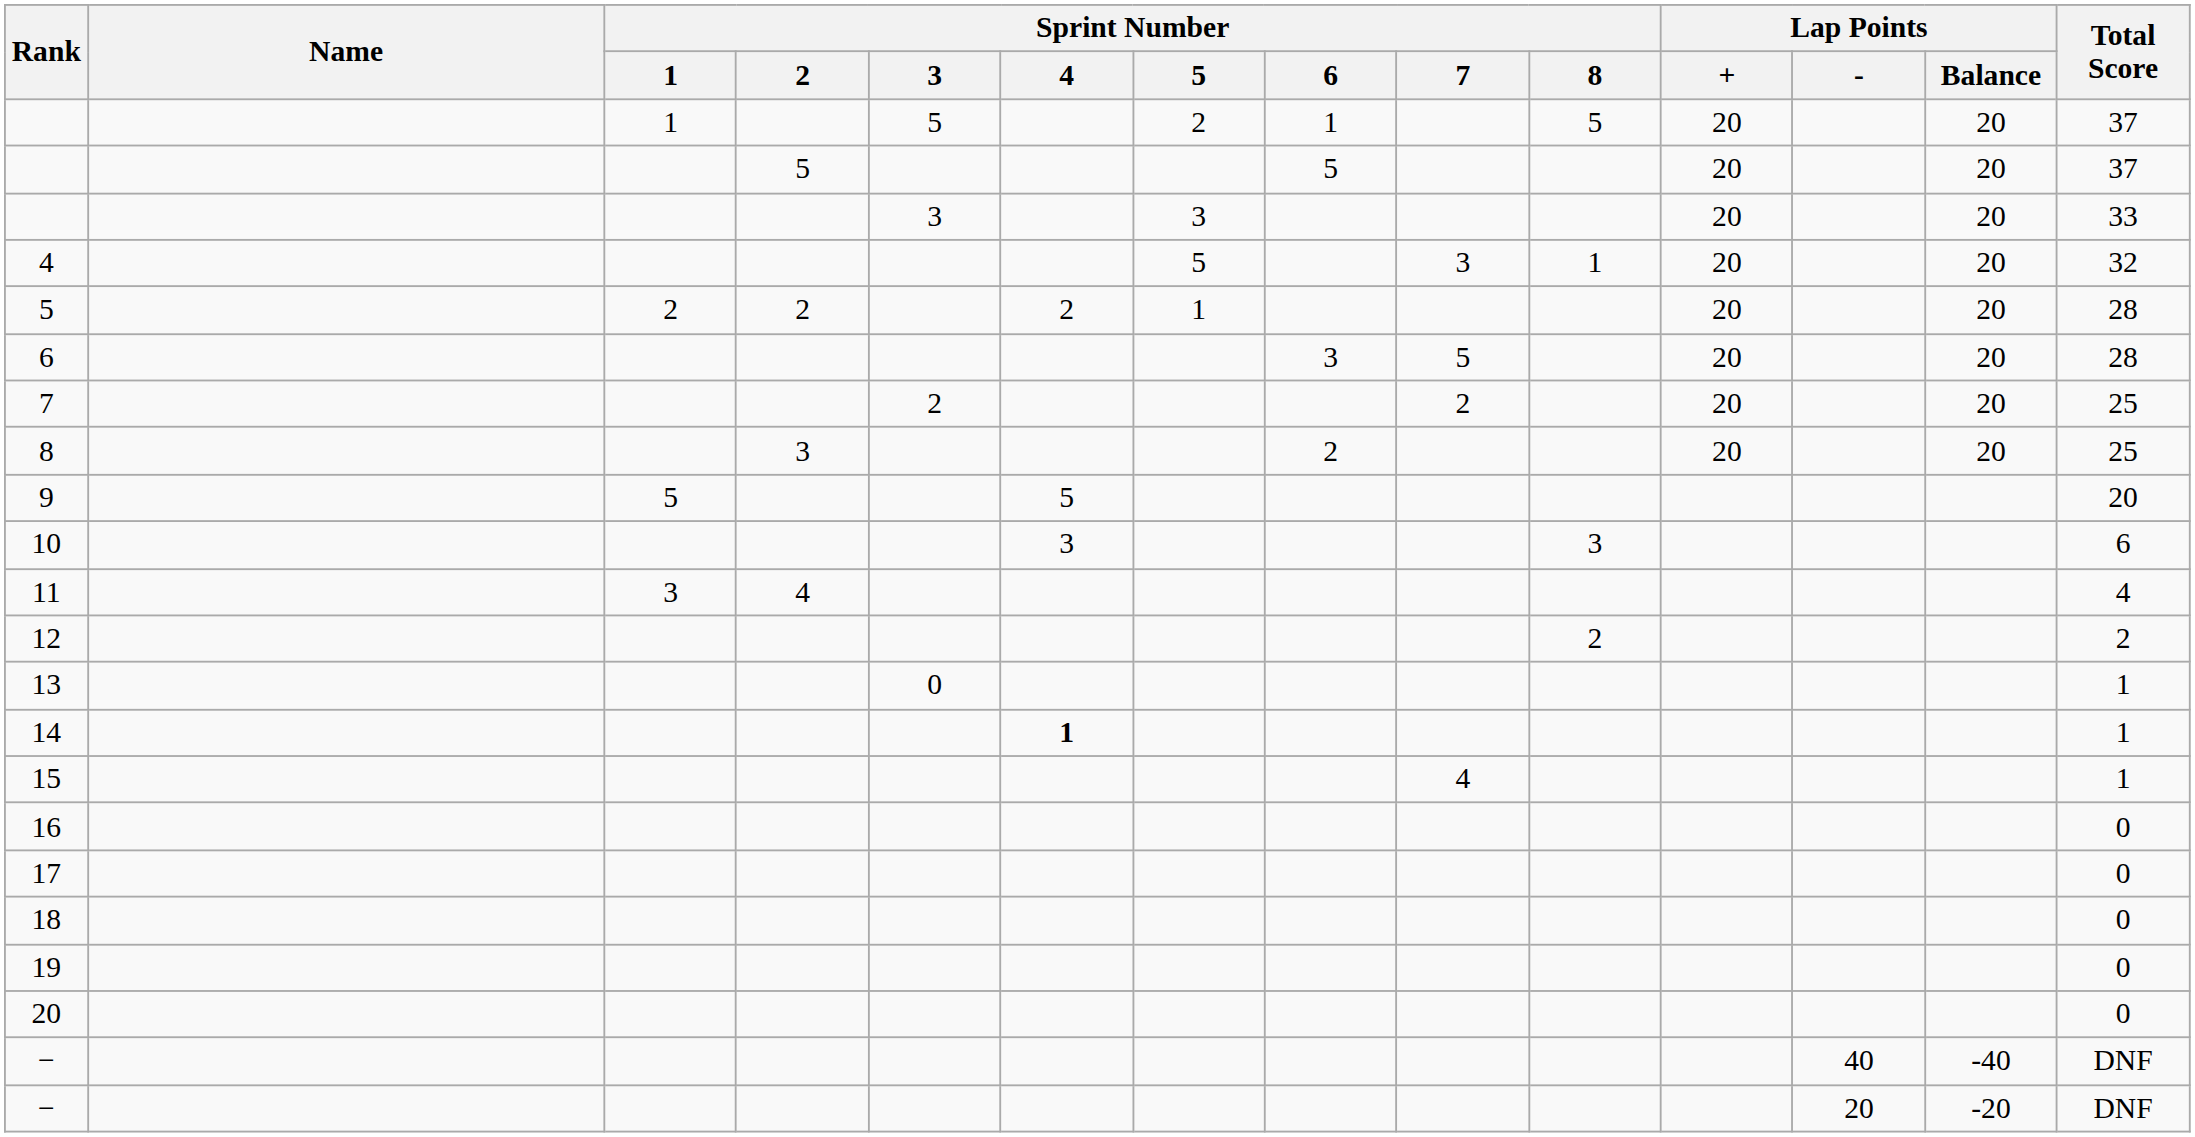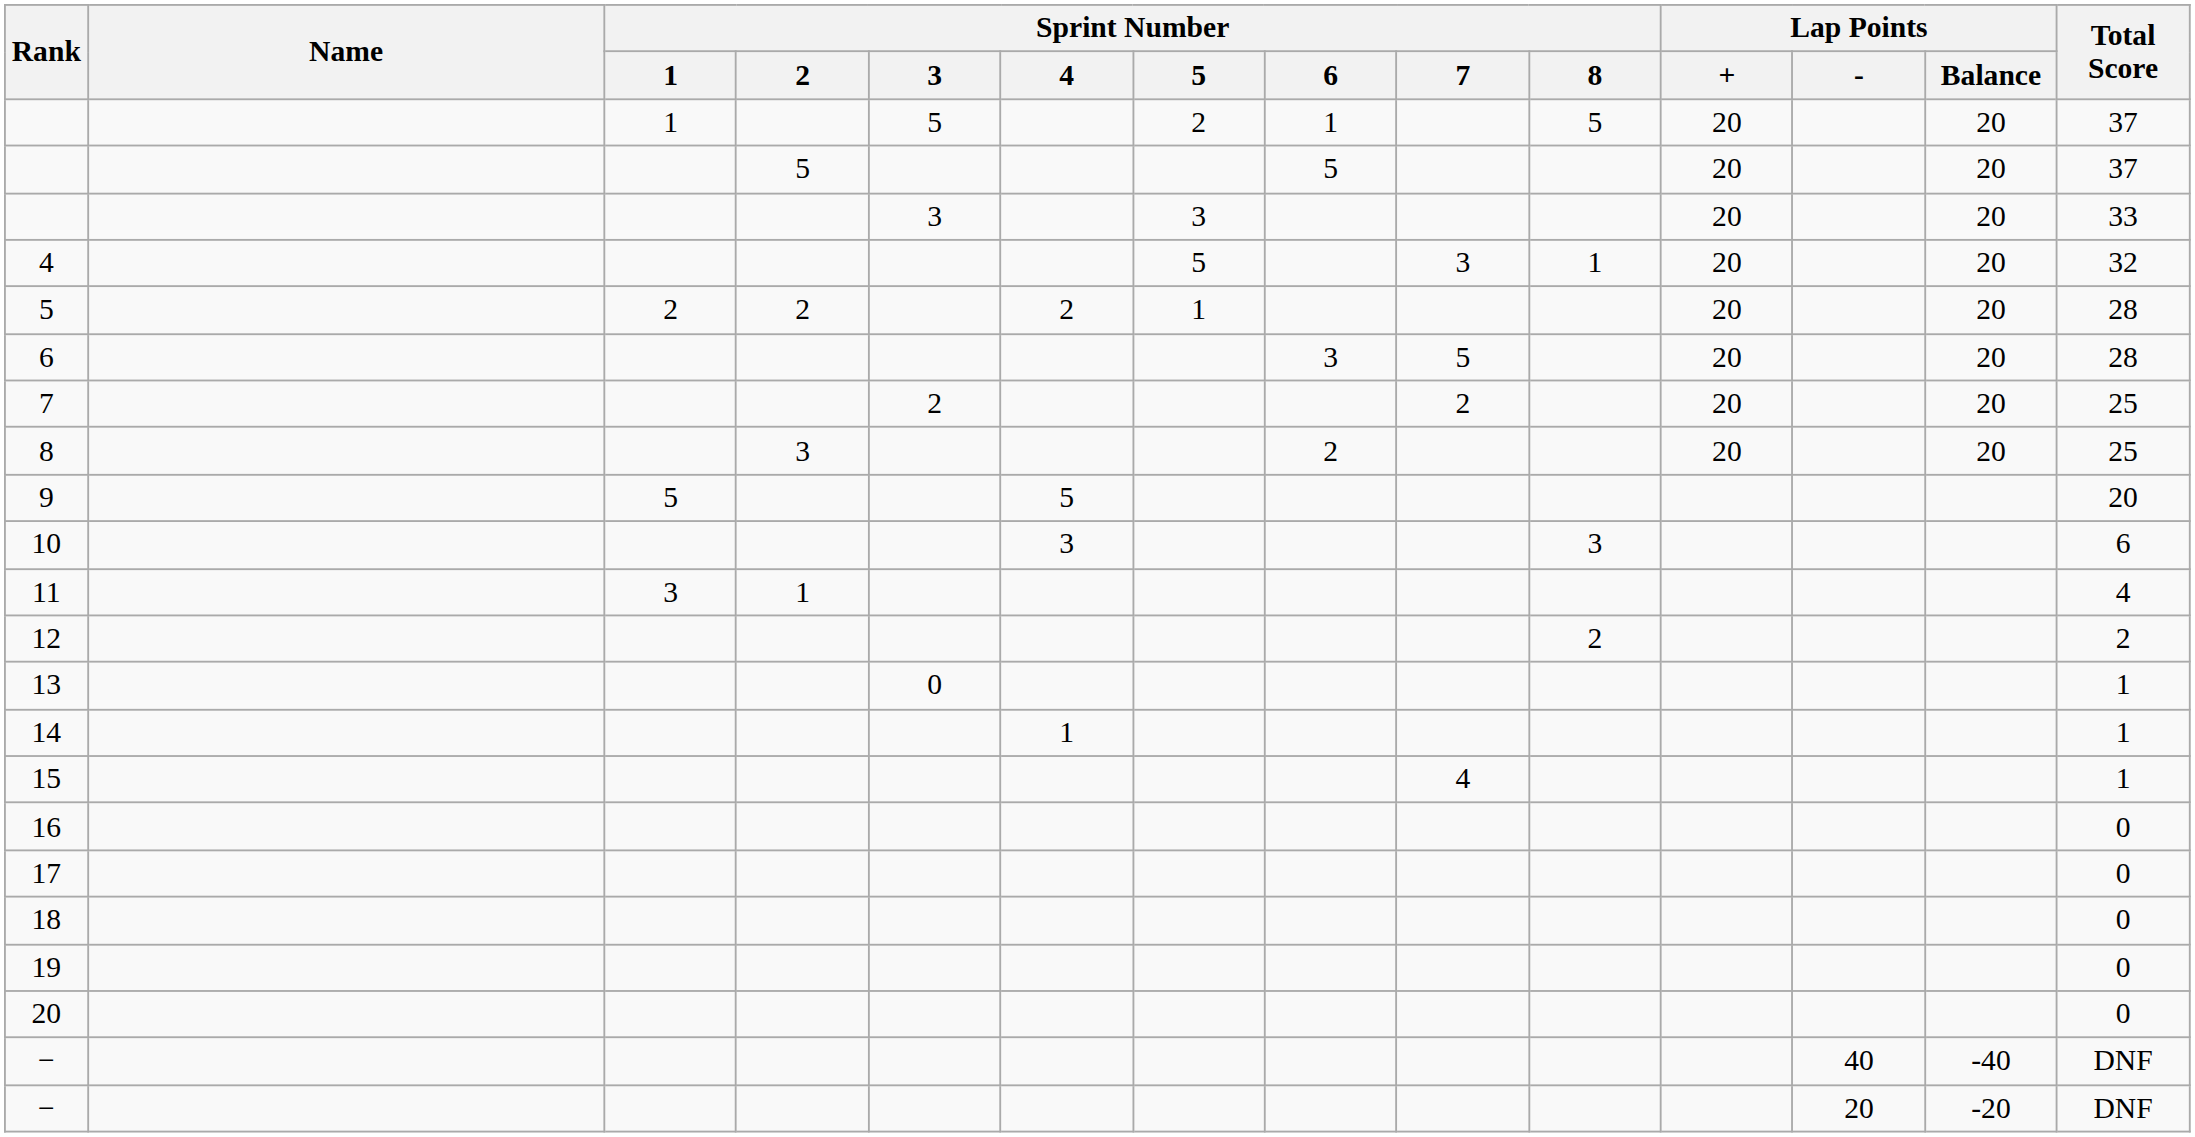(803, 591) 4 -> (803, 591) 1
(1067, 732) bold -> (1067, 732) normal
